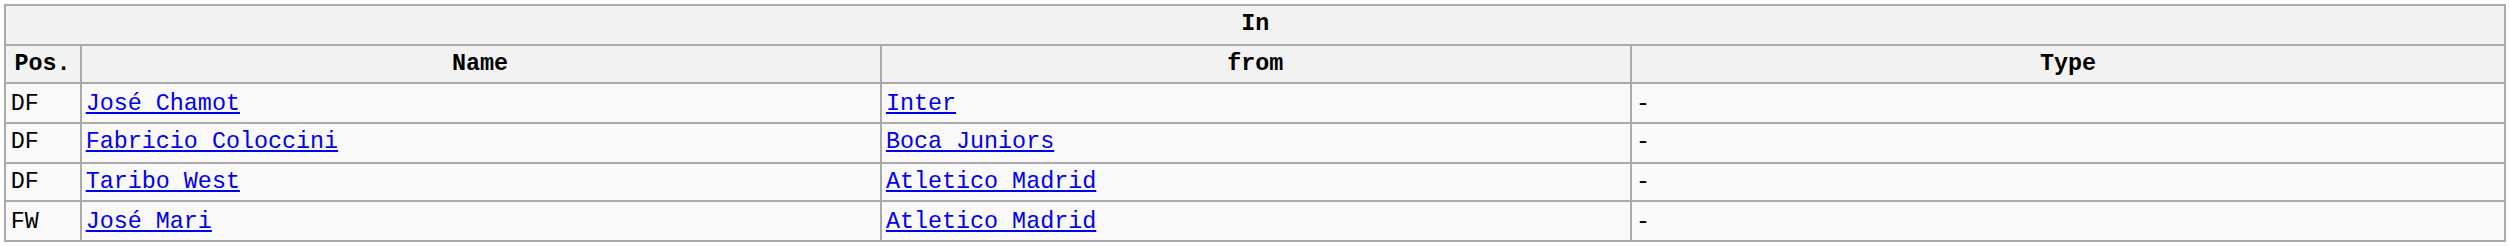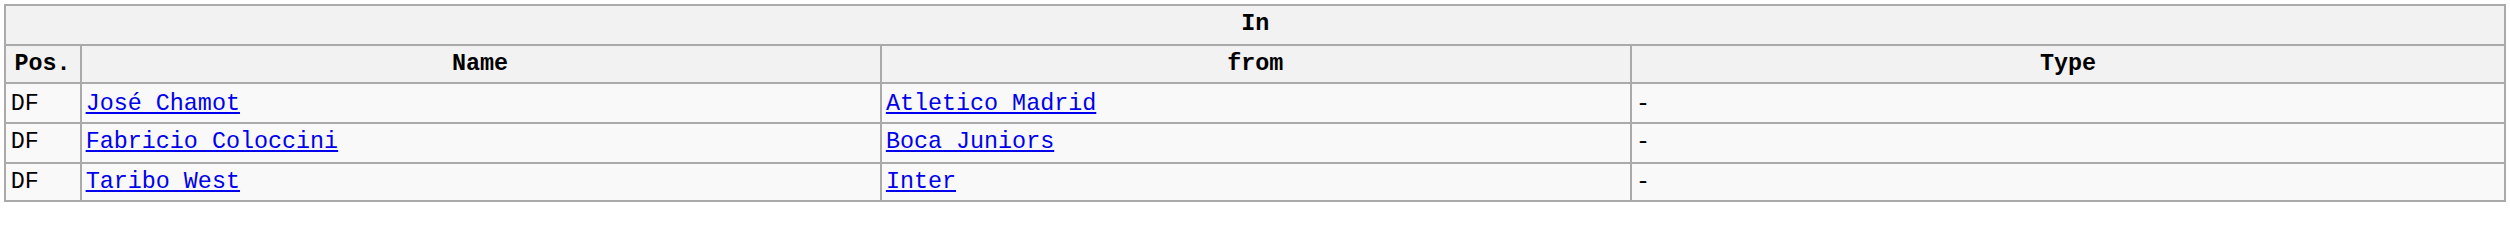(921, 103) Inter -> (991, 103) Atletico Madrid
(991, 182) Atletico Madrid -> (921, 182) Inter
- row: (149, 221)
